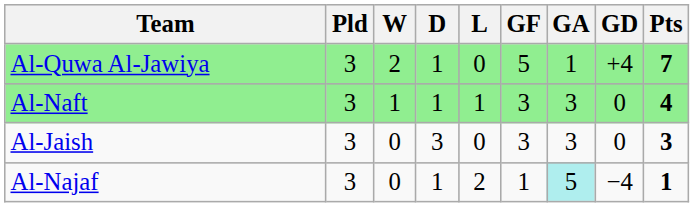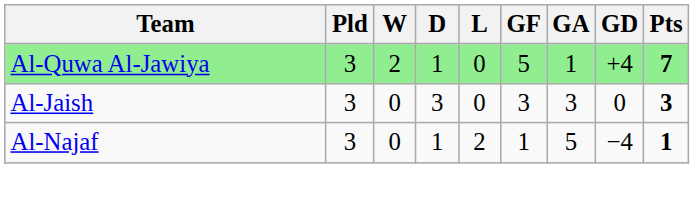- row: (49, 102)
(571, 181) paleturquoise background -> (571, 142) no background
